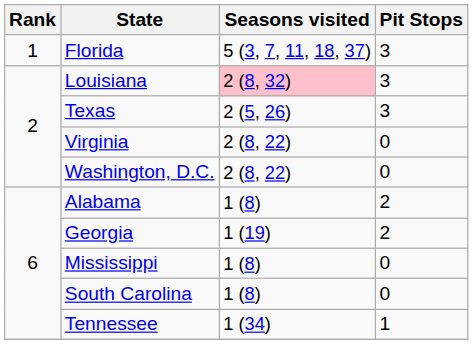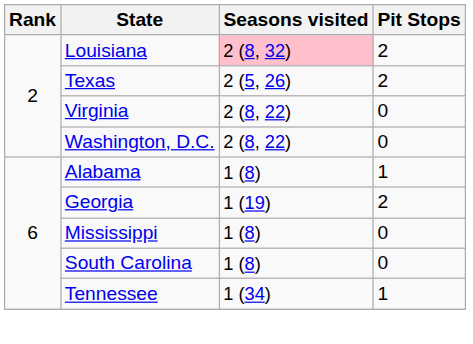- row: (94, 50)
(385, 80) 3 -> (383, 50) 2
(385, 111) 3 -> (383, 80) 2
(385, 202) 2 -> (383, 171) 1
